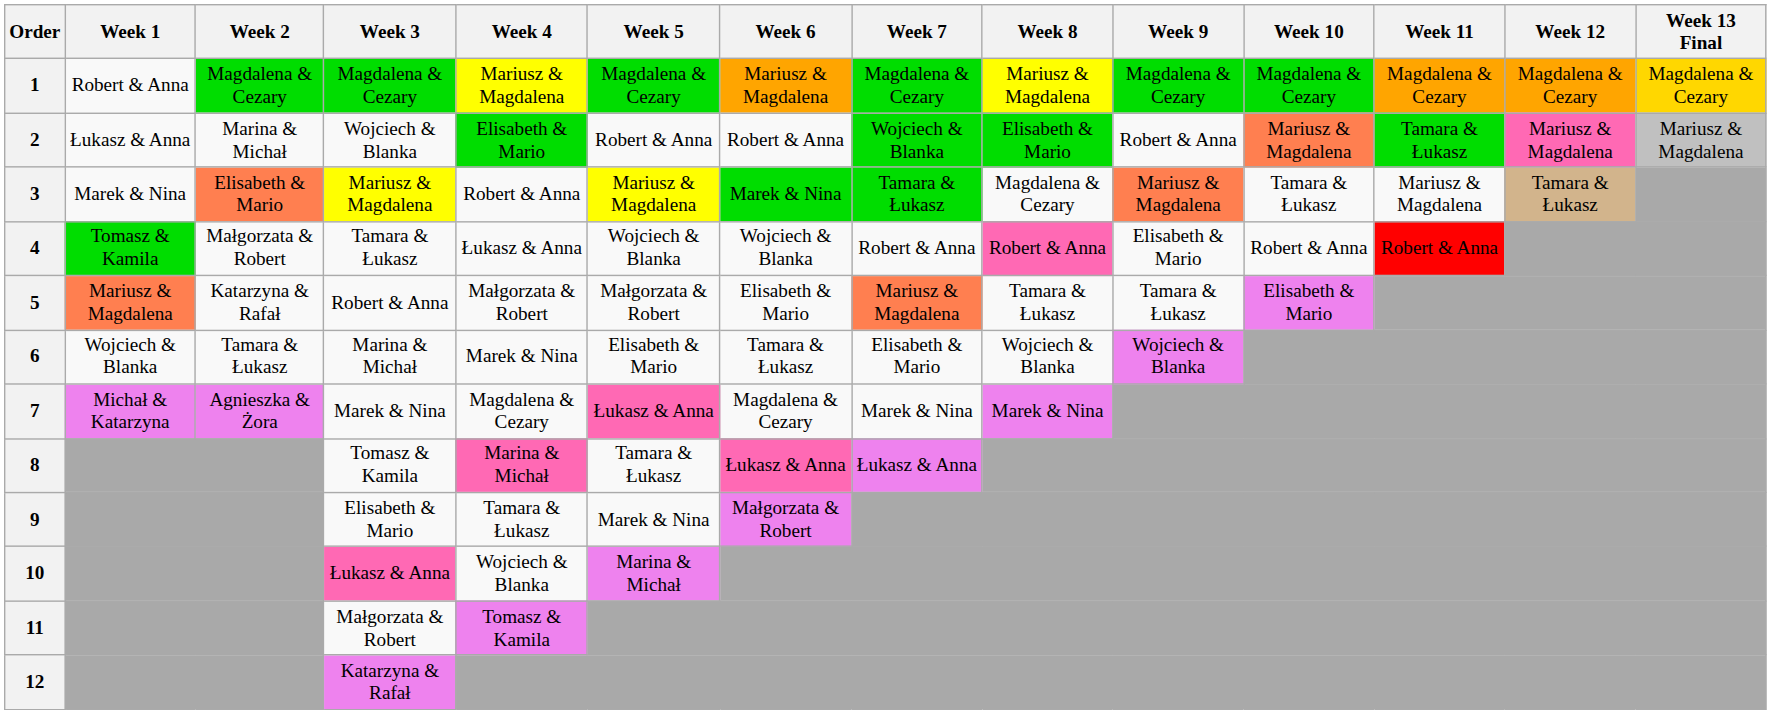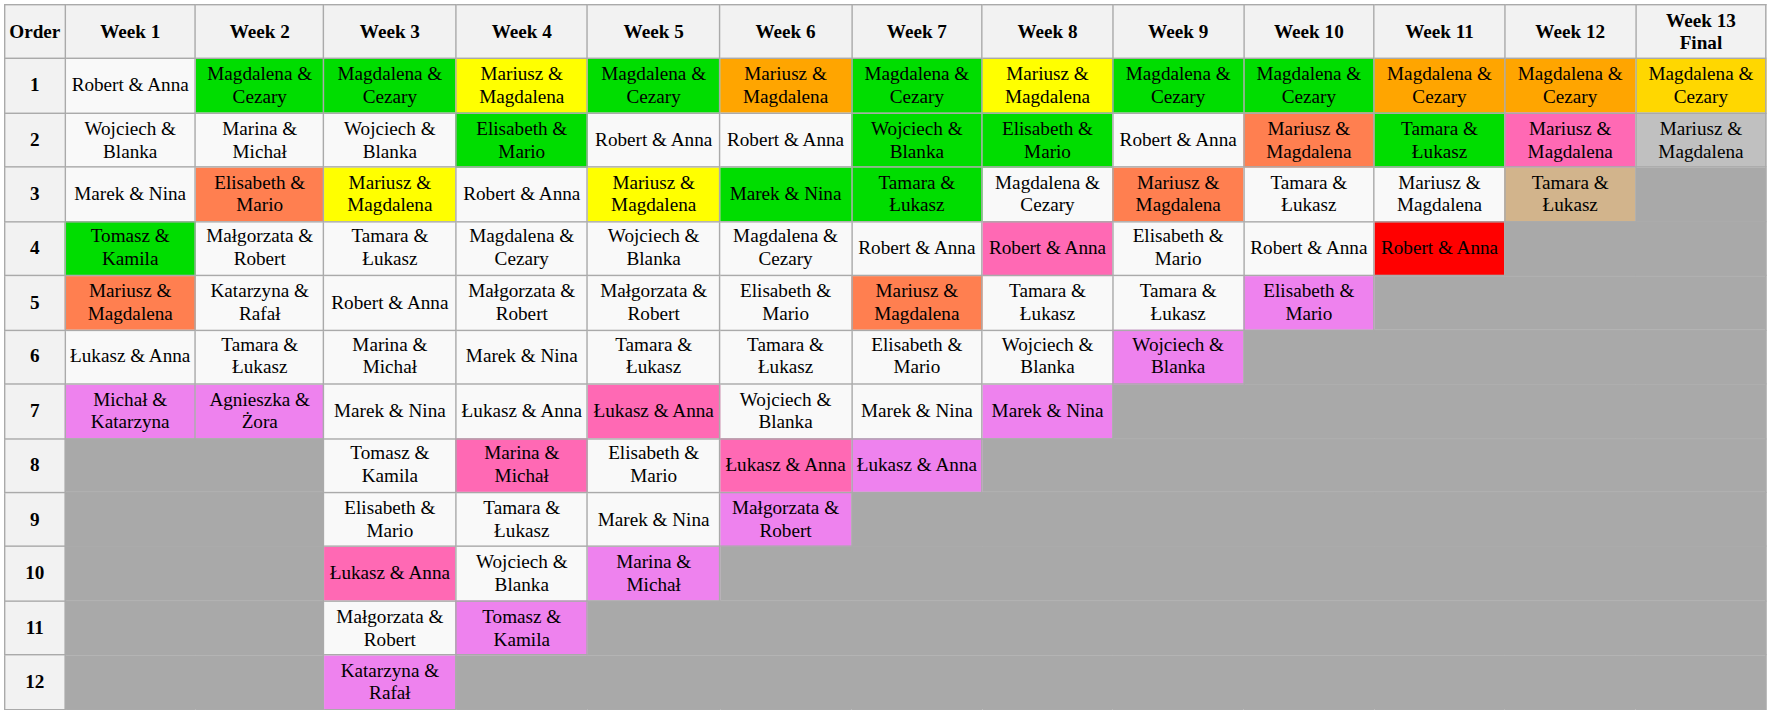(130, 139) Łukasz & Anna -> (130, 139) Wojciech & Blanka
(522, 247) Łukasz & Anna -> (522, 247) Magdalena & Cezary
(786, 247) Wojciech & Blanka -> (786, 247) Magdalena & Cezary
(130, 356) Wojciech & Blanka -> (130, 356) Łukasz & Anna
(654, 356) Elisabeth & Mario -> (654, 356) Tamara & Łukasz
(522, 410) Magdalena & Cezary -> (522, 410) Łukasz & Anna
(786, 410) Magdalena & Cezary -> (786, 410) Wojciech & Blanka
(654, 464) Tamara & Łukasz -> (654, 464) Elisabeth & Mario
